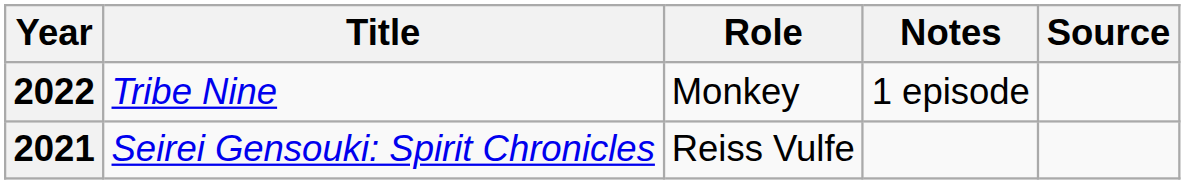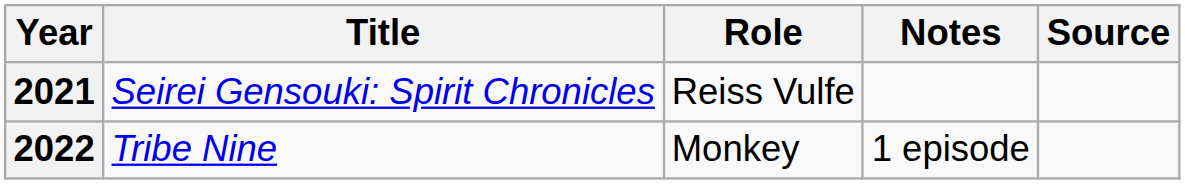rows swapped: (54, 149) <-> (54, 91)
